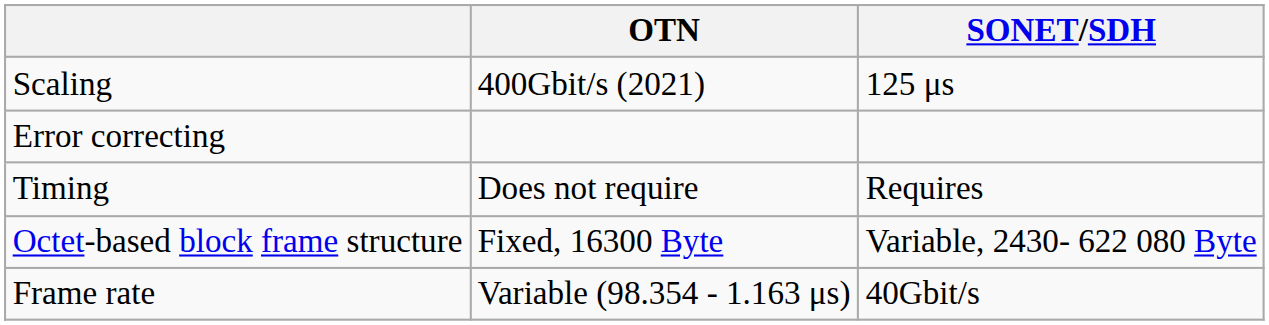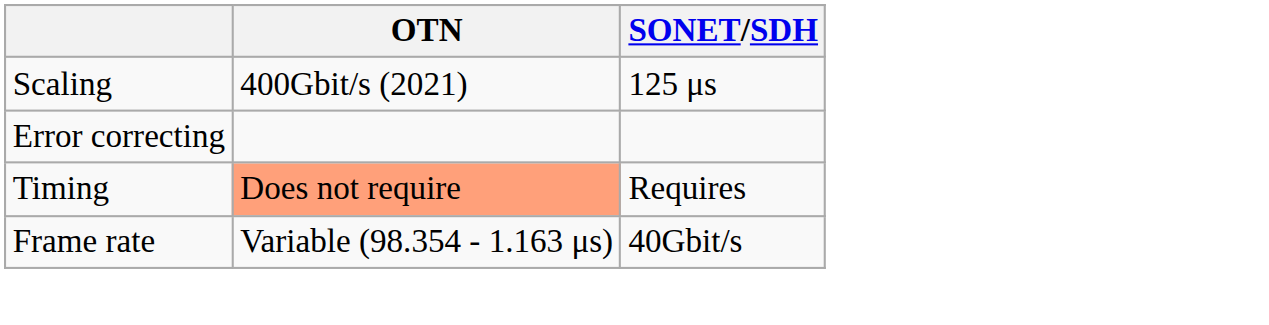(588, 188) no background -> (351, 188) lightsalmon background
- row: (238, 240)
